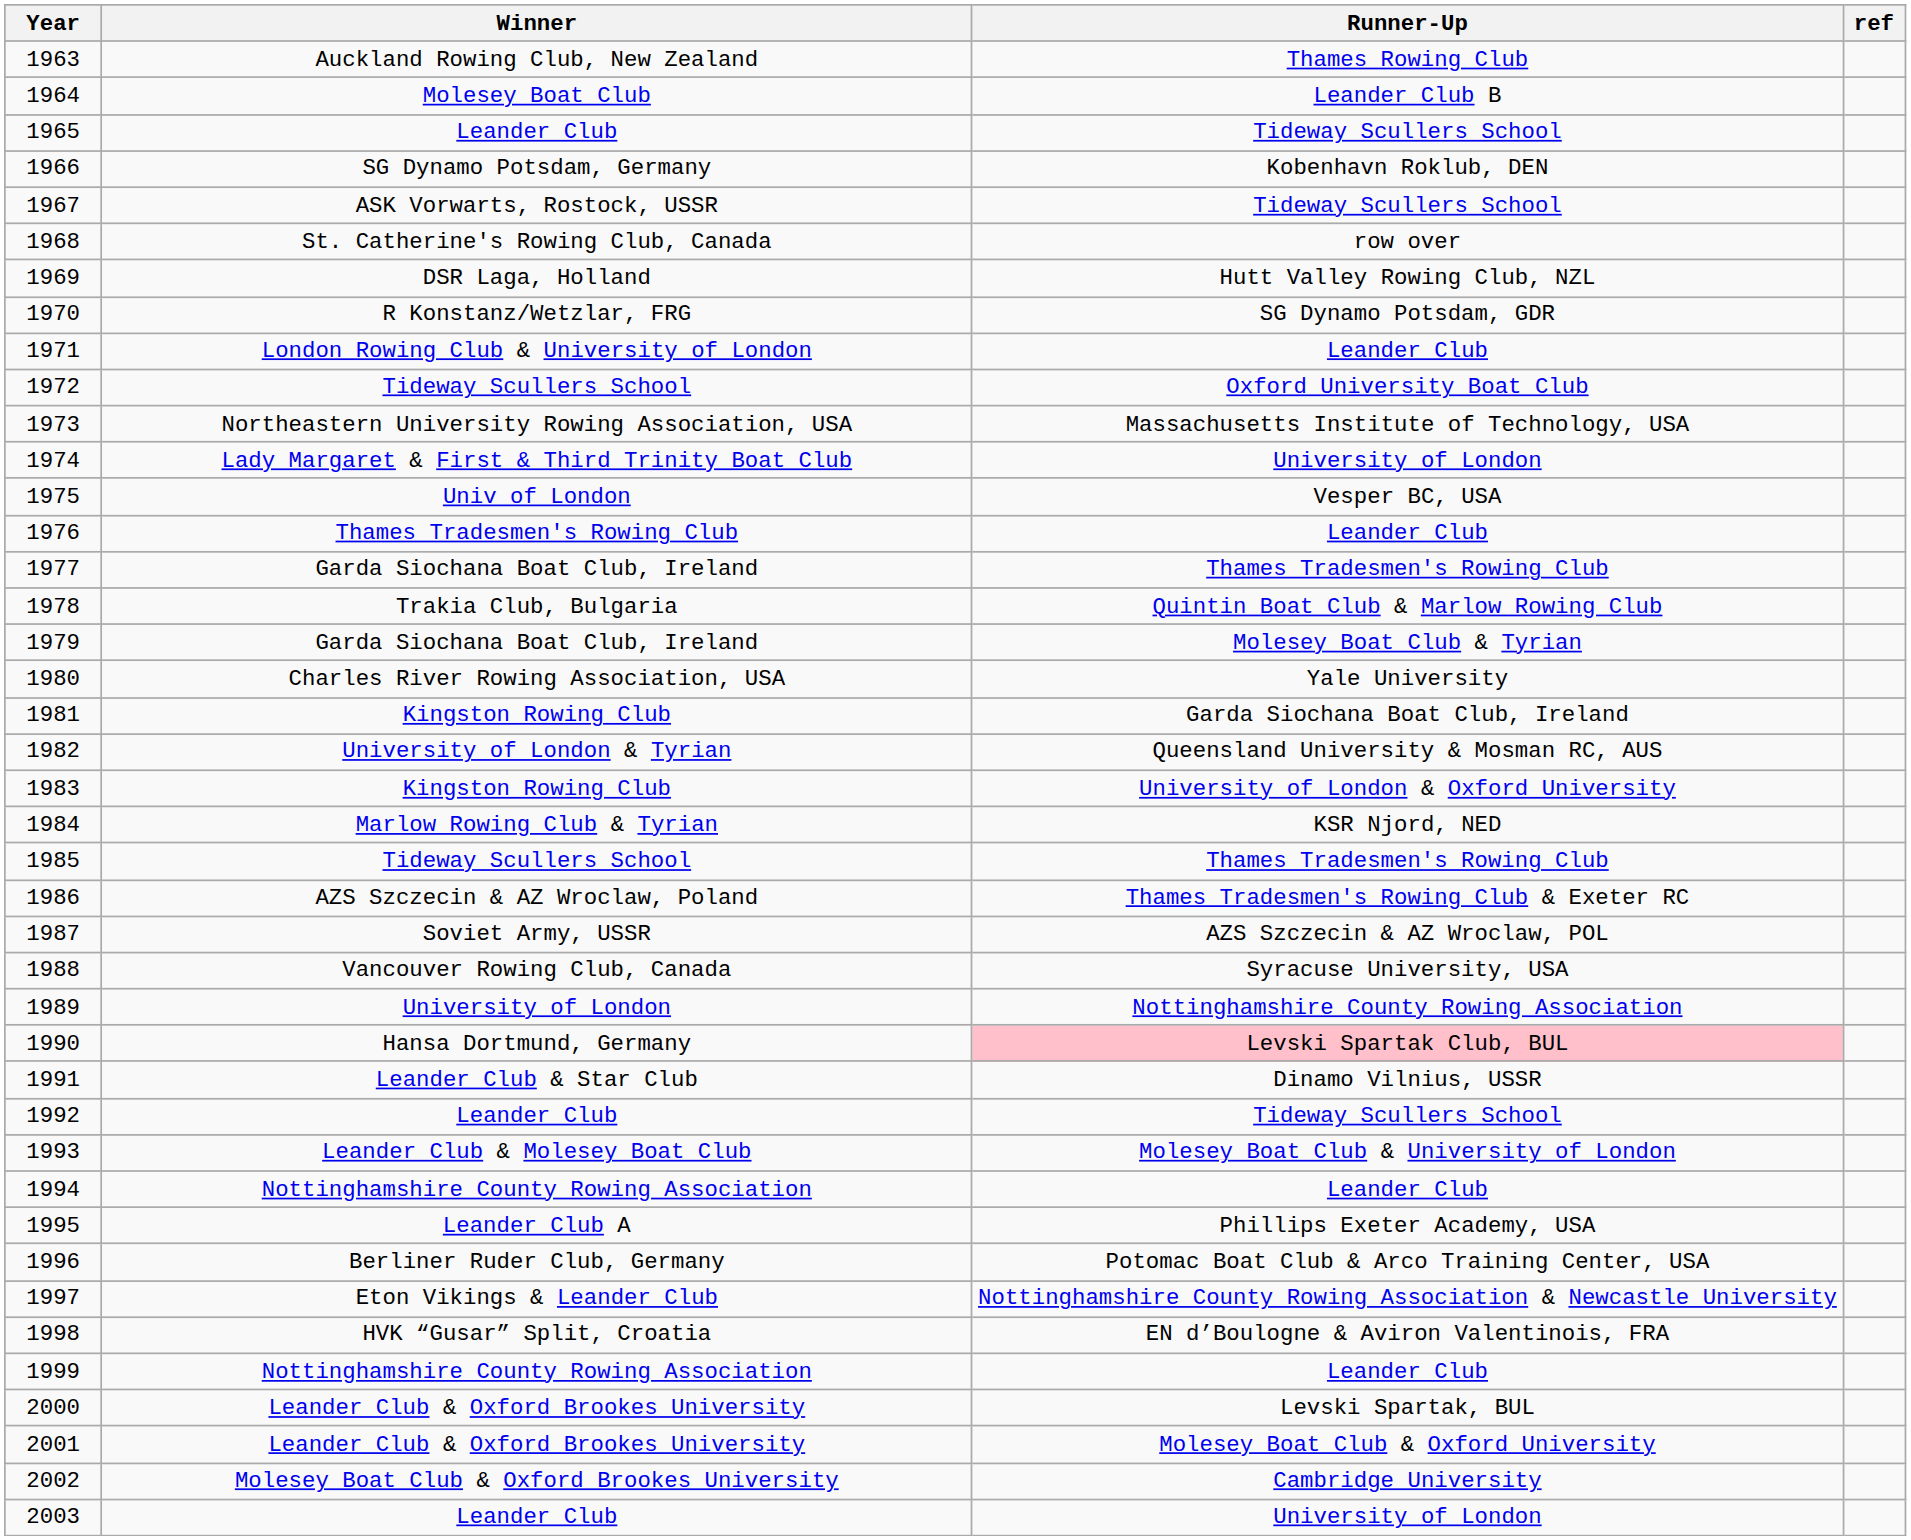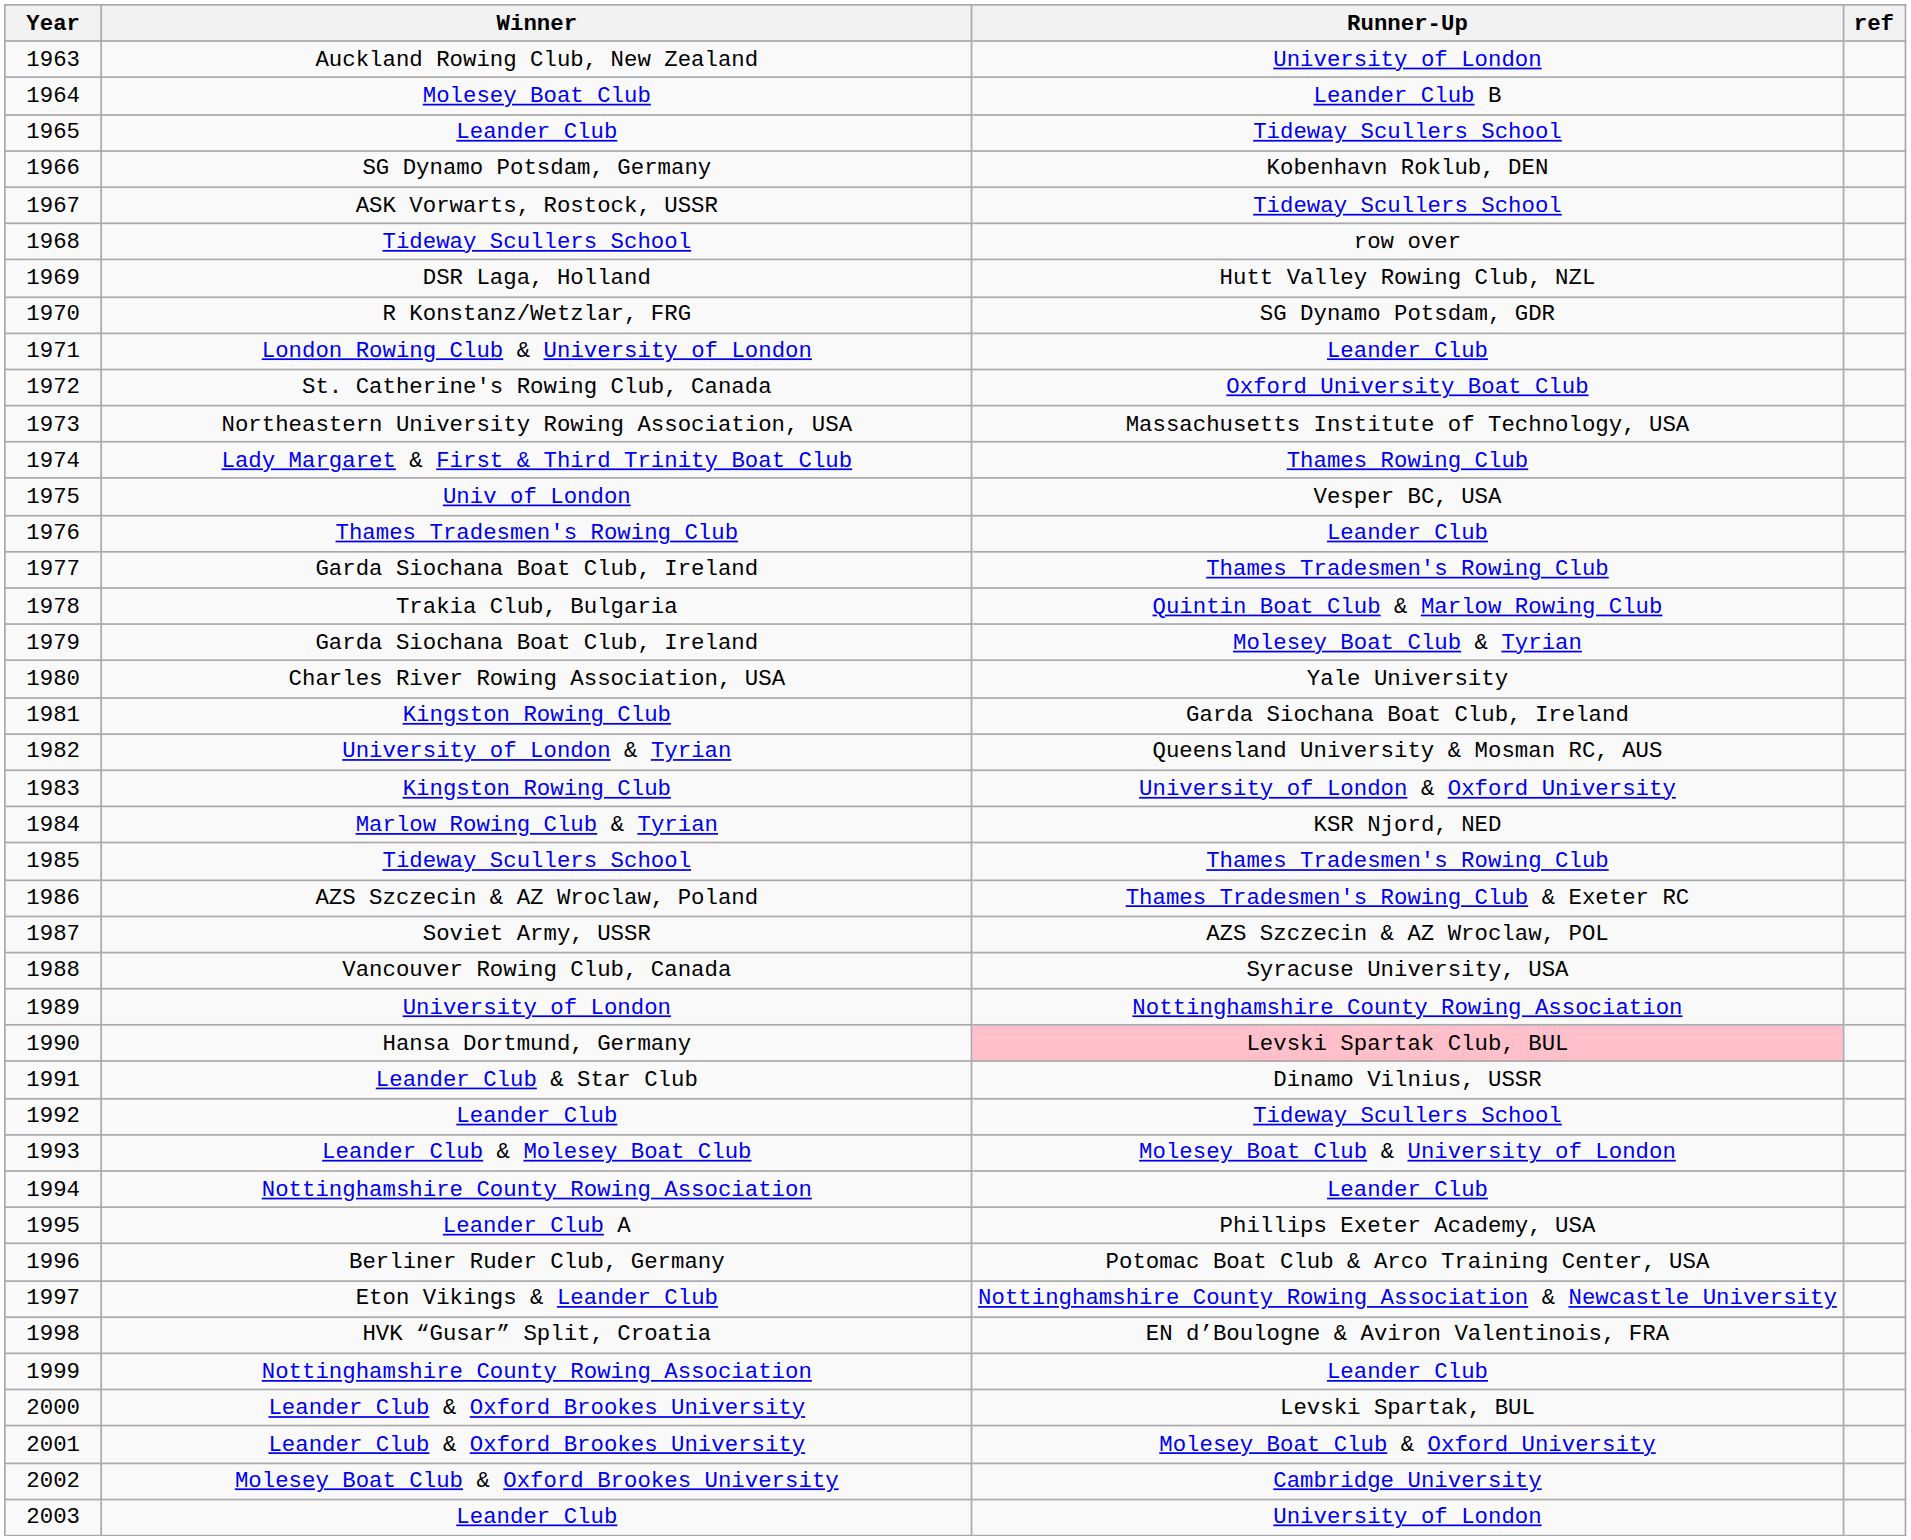(1407, 60) Thames Rowing Club -> (1407, 60) University of London
(537, 242) St. Catherine's Rowing Club, Canada -> (537, 242) Tideway Scullers School
(537, 388) Tideway Scullers School -> (537, 388) St. Catherine's Rowing Club, Canada
(1407, 460) University of London -> (1407, 460) Thames Rowing Club
